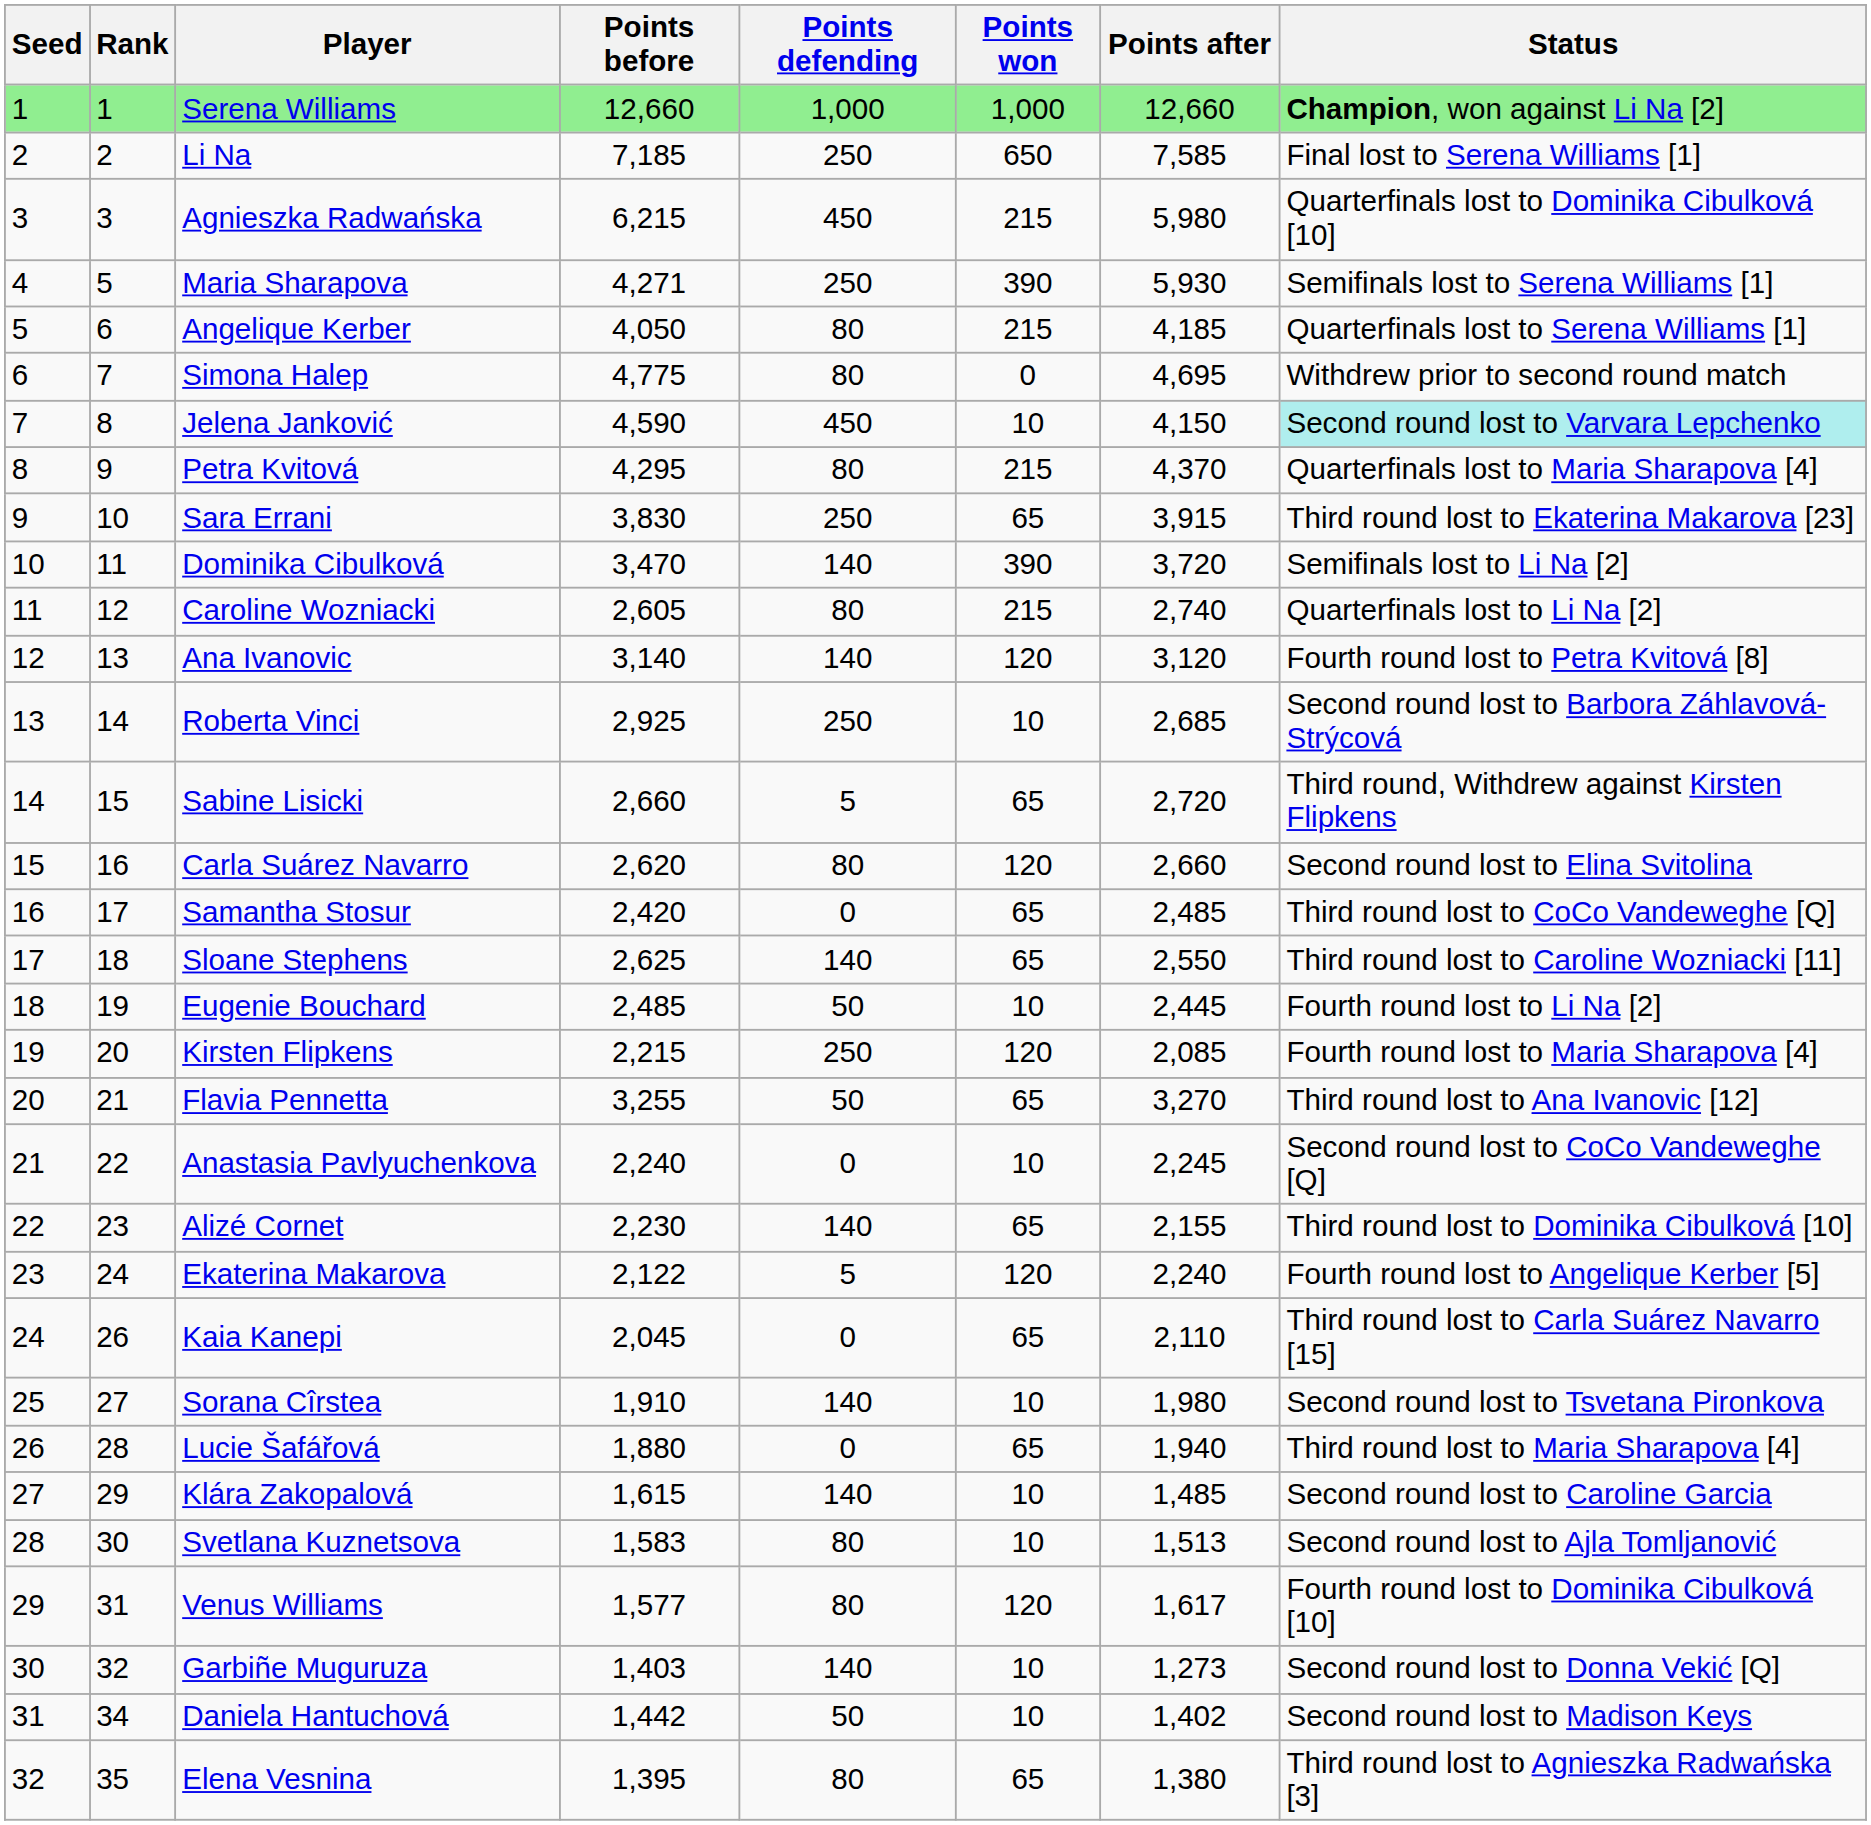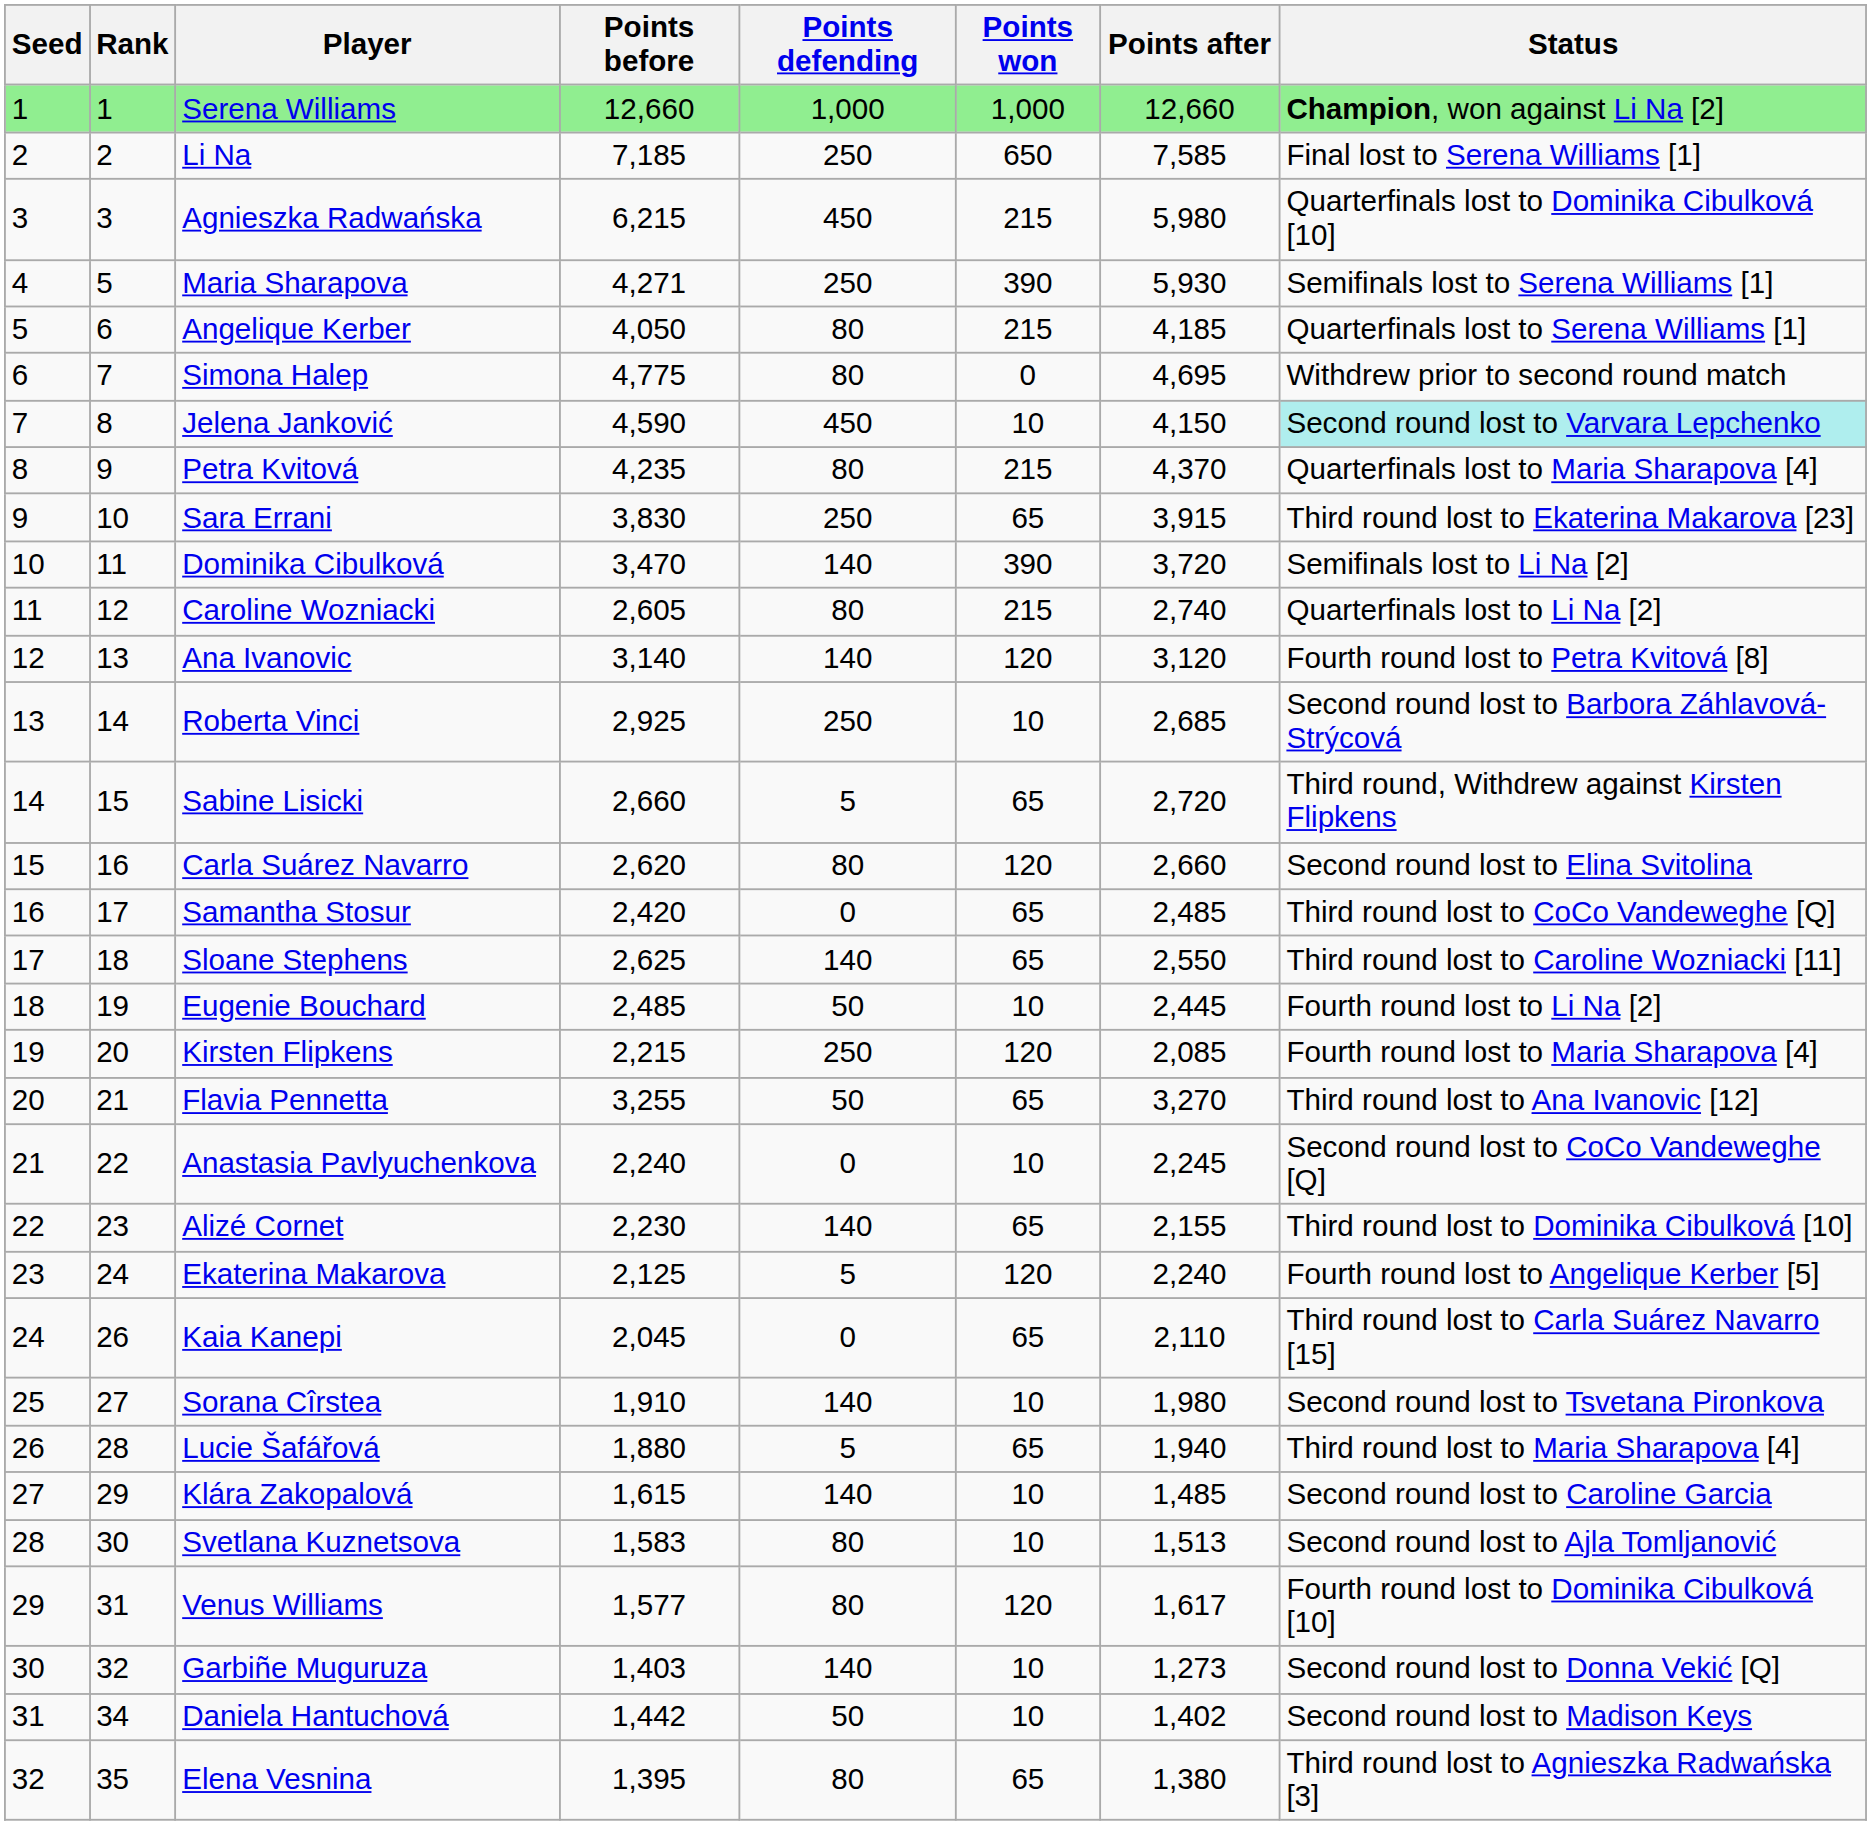(649, 470) 4,295 -> (649, 470) 4,235
(649, 1274) 2,122 -> (649, 1274) 2,125
(848, 1448) 0 -> (848, 1448) 5
